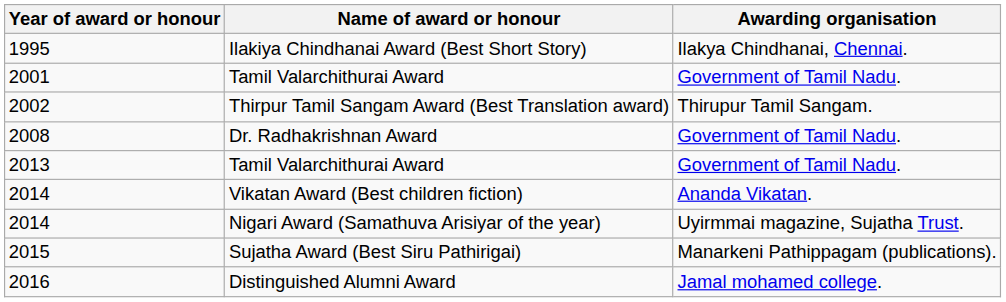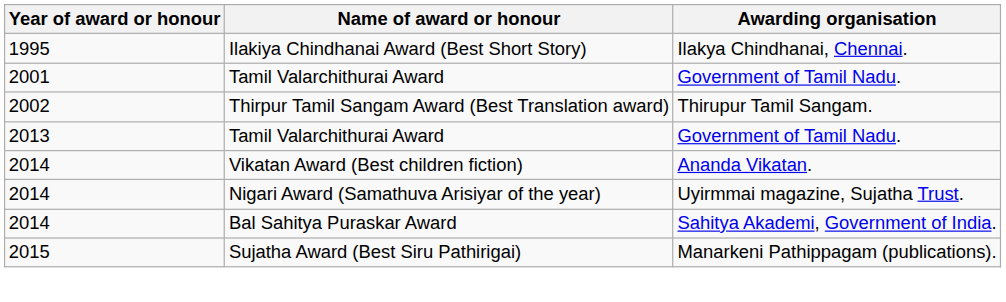- row: (29, 135)
+ row: (29, 223)
- row: (29, 281)
